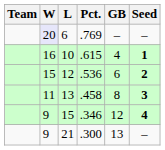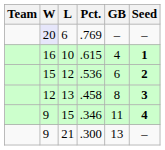(49, 94) 11 -> (49, 94) 12
(117, 114) 12 -> (117, 114) 11
